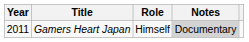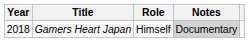(18, 29) 2011 -> (18, 29) 2018
